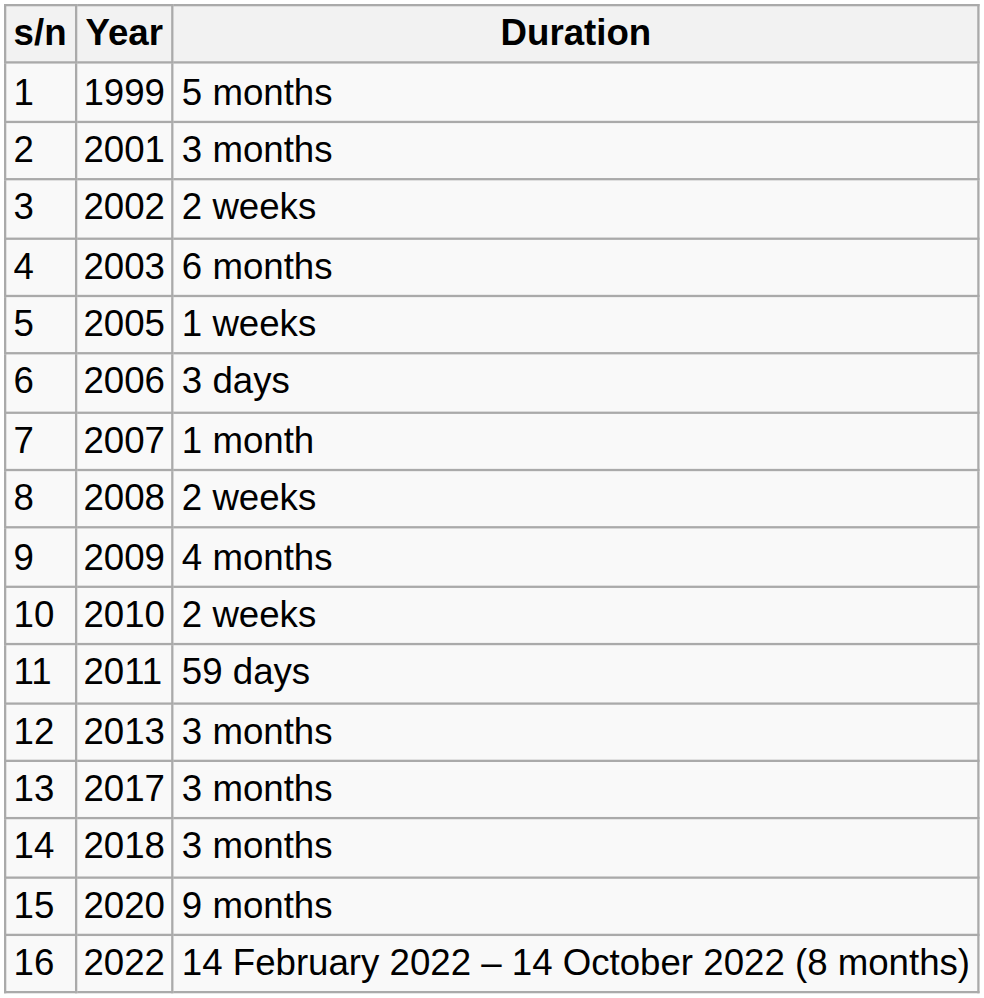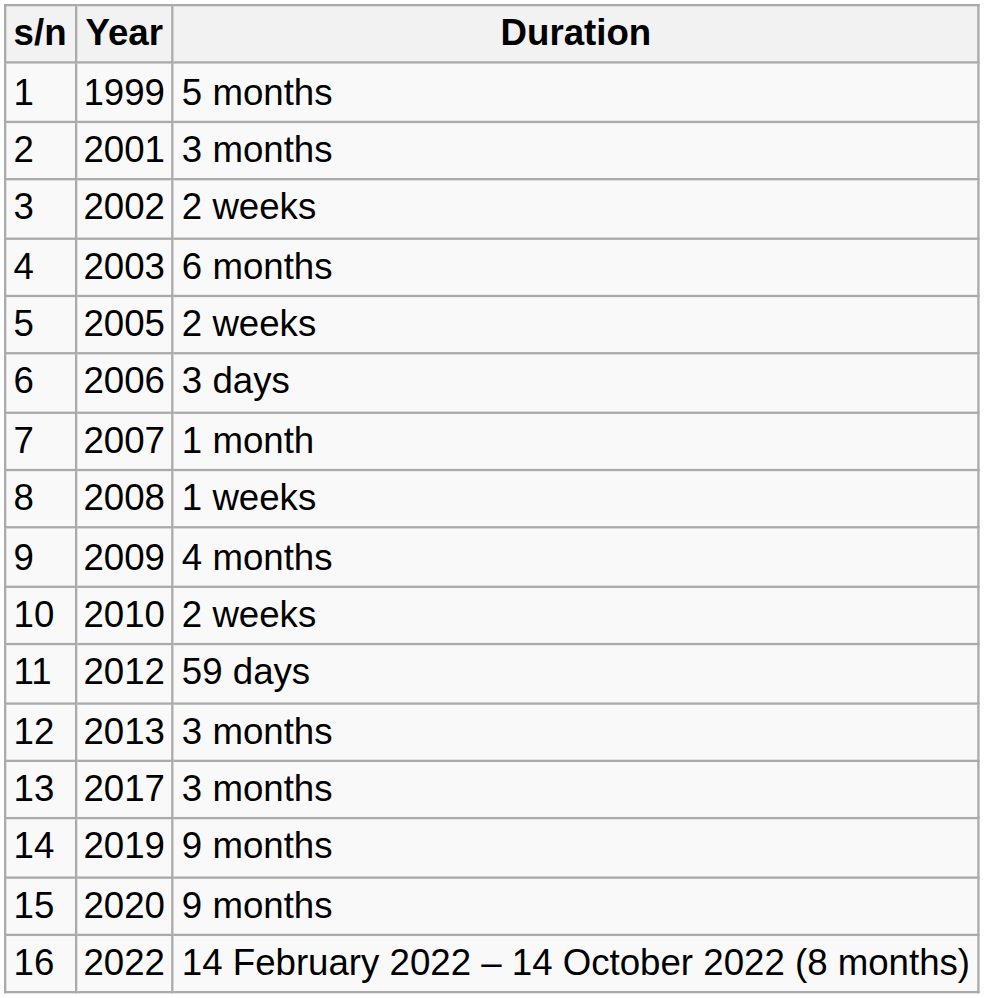(249, 324) 1 weeks -> (249, 324) 2 weeks
(249, 498) 2 weeks -> (249, 498) 1 weeks
(123, 672) 2011 -> (124, 672) 2012
(124, 847) 2018 -> (124, 847) 2019
(257, 847) 3 months -> (257, 847) 9 months
